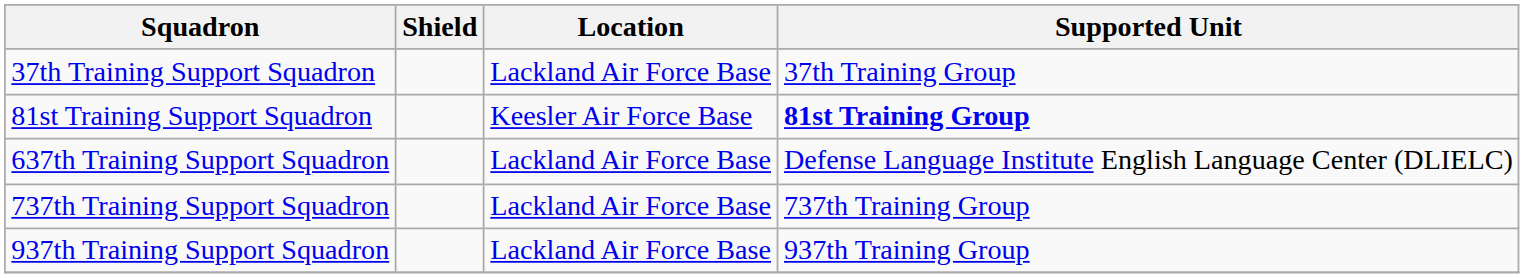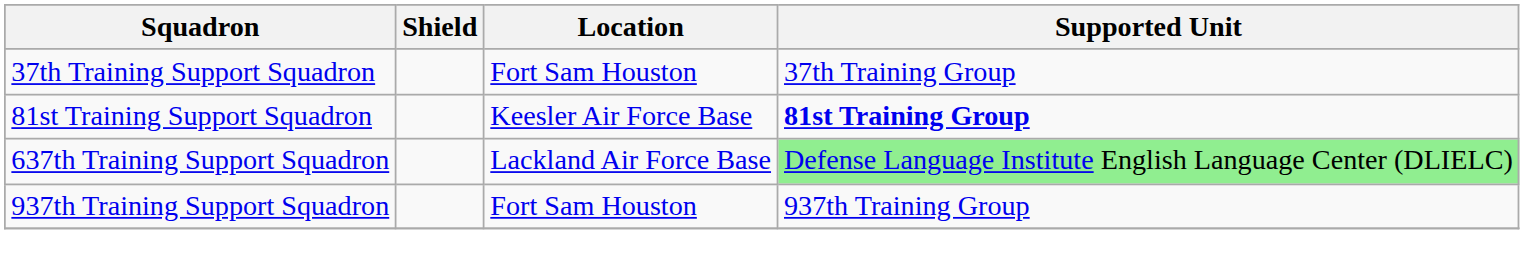(631, 71) Lackland Air Force Base -> (594, 71) Fort Sam Houston
(1148, 160) no background -> (1148, 160) lightgreen background
- row: (200, 205)
(631, 250) Lackland Air Force Base -> (594, 205) Fort Sam Houston
